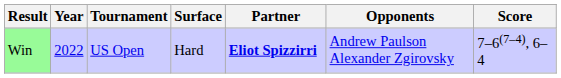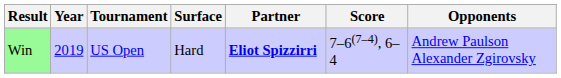columns swapped: (400, 15) <-> (515, 15)
(69, 49) 2022 -> (69, 49) 2019
